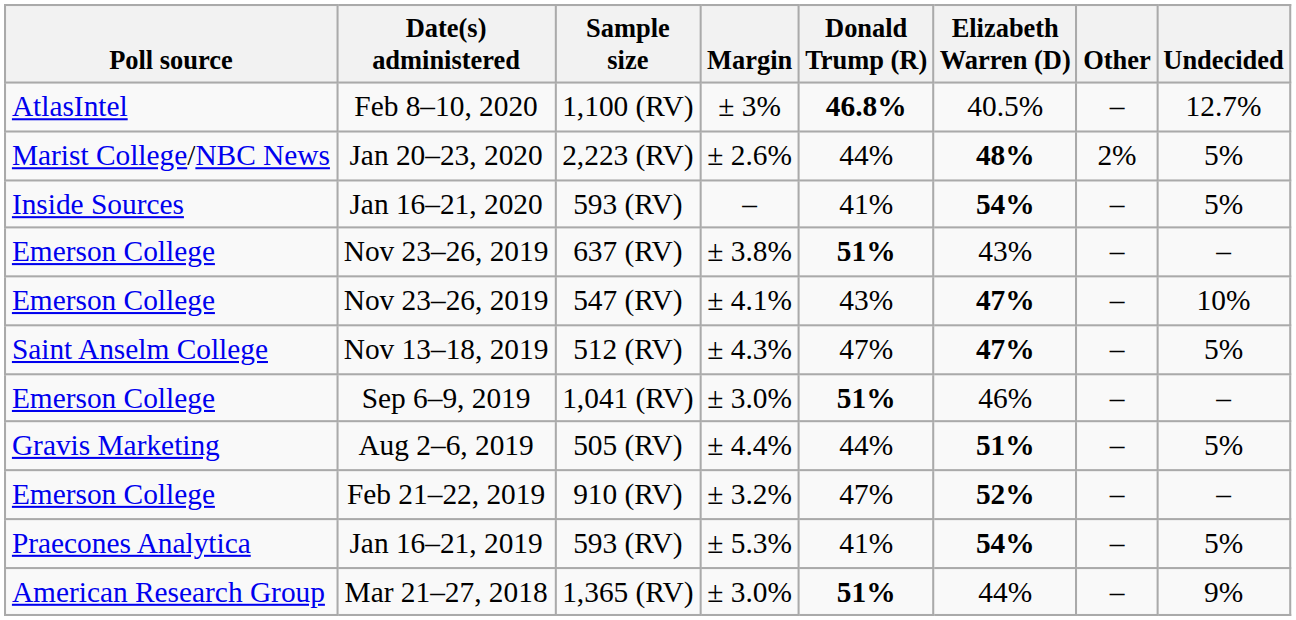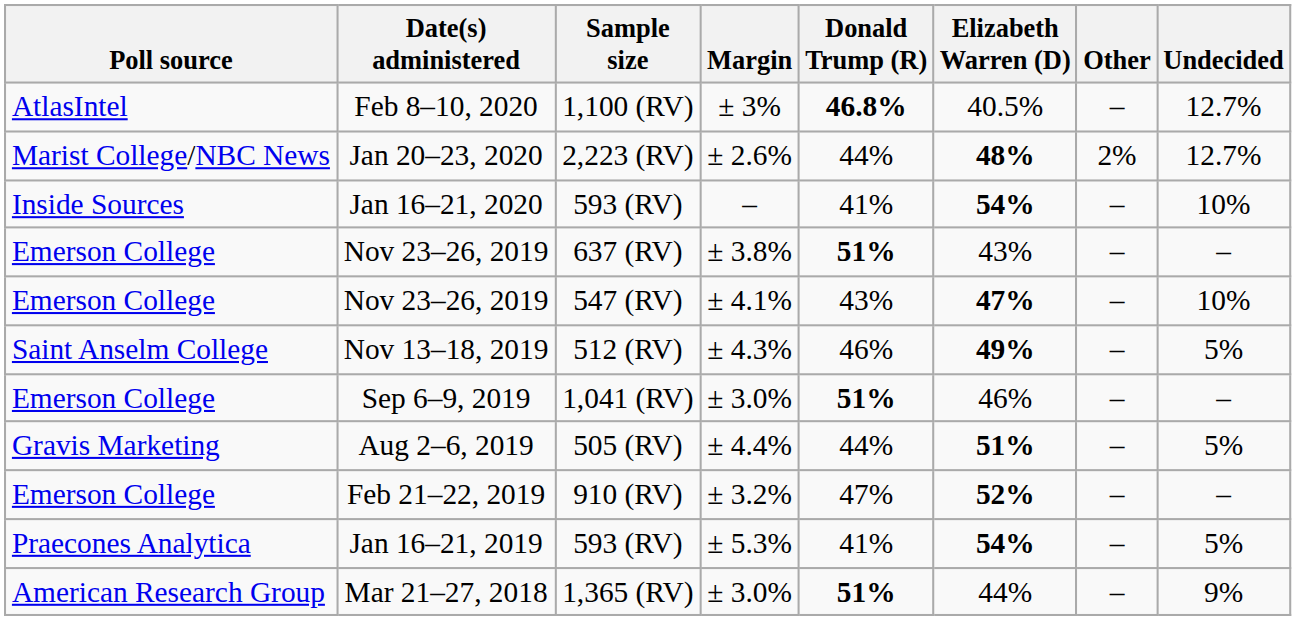(1224, 155) 5% -> (1224, 155) 12.7%
(1224, 203) 5% -> (1224, 203) 10%
(866, 349) 47% -> (866, 349) 46%
(1005, 349) 47% -> (1005, 349) 49%
